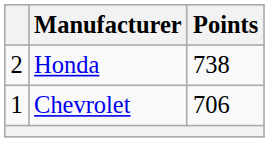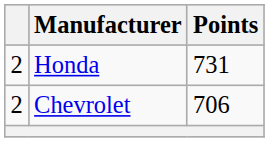(211, 65) 738 -> (211, 65) 731
(17, 105) 1 -> (17, 105) 2
